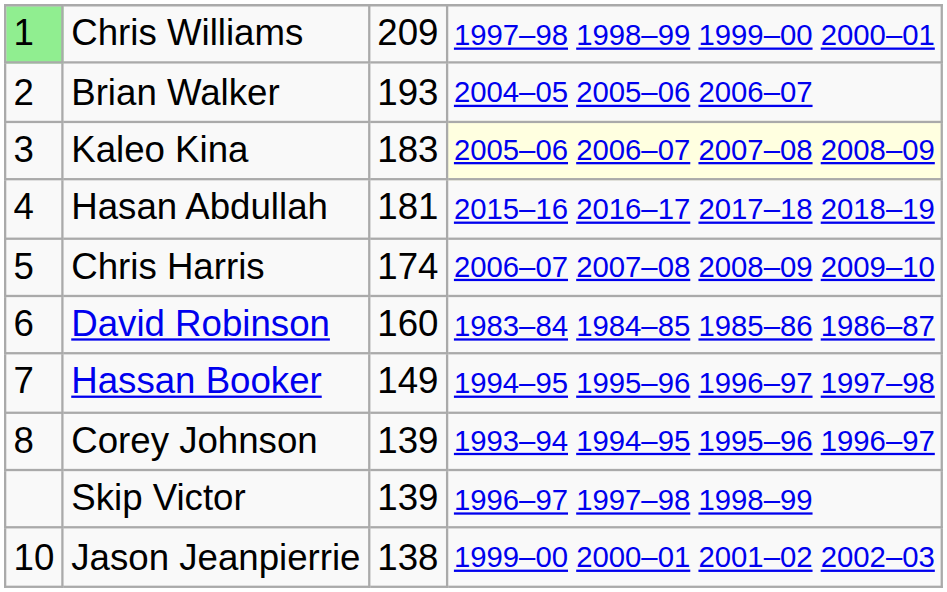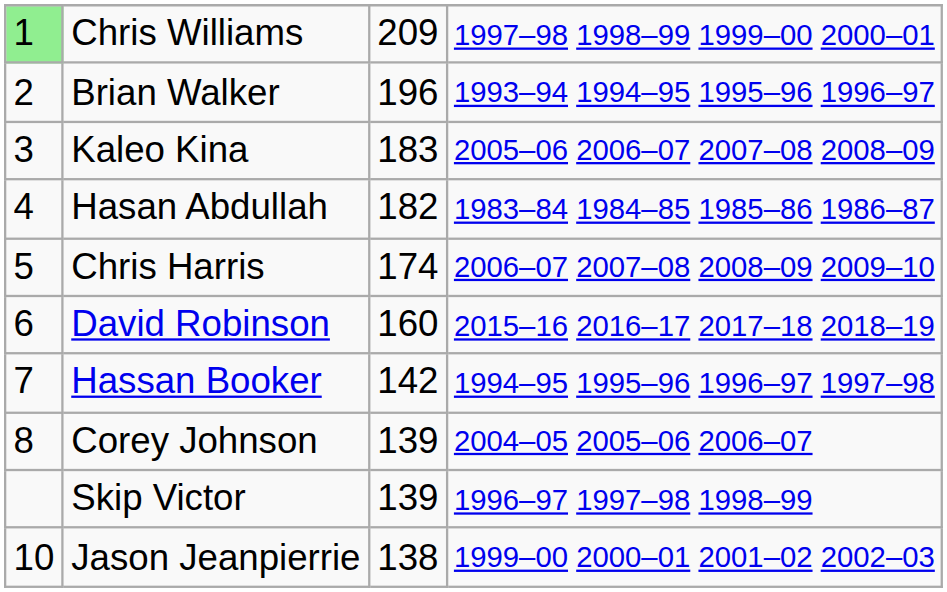(408, 91) 193 -> (408, 91) 196
(633, 92) 2004–05 2005–06 2006–07 -> (694, 92) 1993–94 1994–95 1995–96 1996–97
(694, 150) lightyellow background -> (694, 150) no background
(408, 207) 181 -> (408, 207) 182
(694, 209) 2015–16 2016–17 2017–18 2018–19 -> (694, 209) 1983–84 1984–85 1985–86 1986–87
(694, 325) 1983–84 1984–85 1985–86 1986–87 -> (694, 325) 2015–16 2016–17 2017–18 2018–19
(408, 382) 149 -> (408, 382) 142
(694, 441) 1993–94 1994–95 1995–96 1996–97 -> (633, 441) 2004–05 2005–06 2006–07
